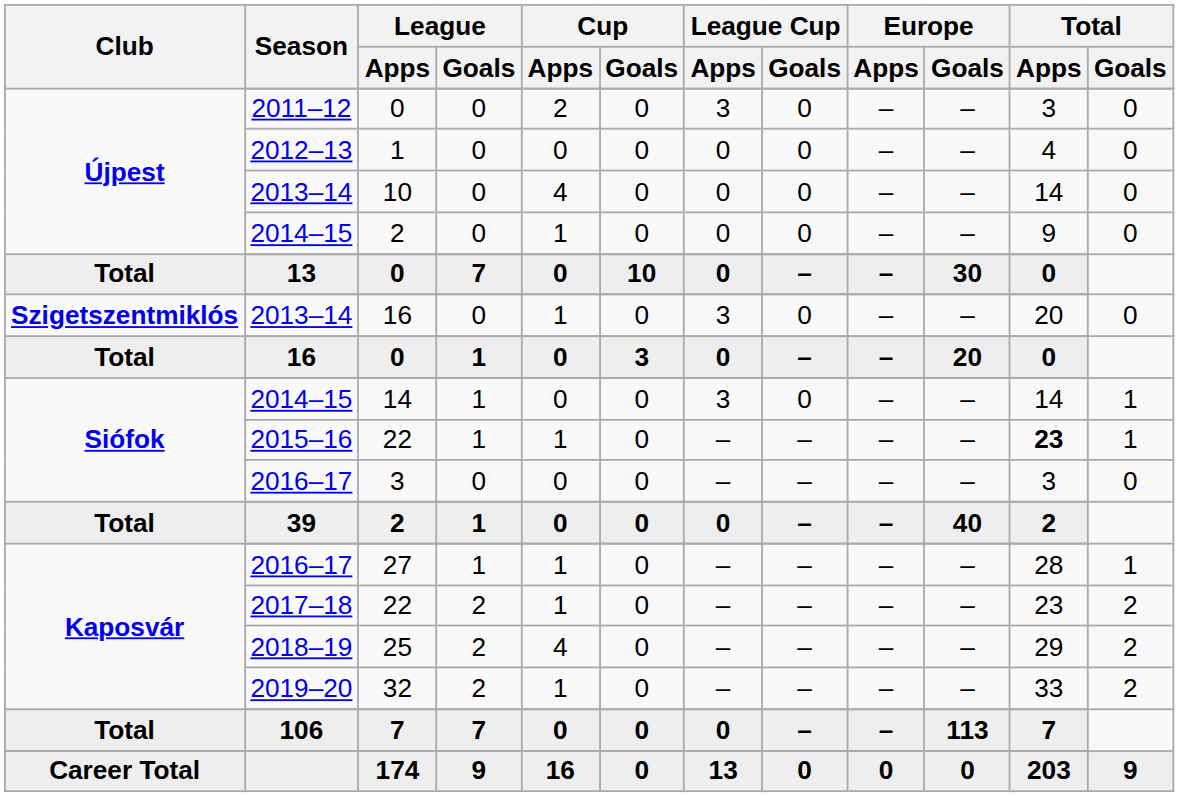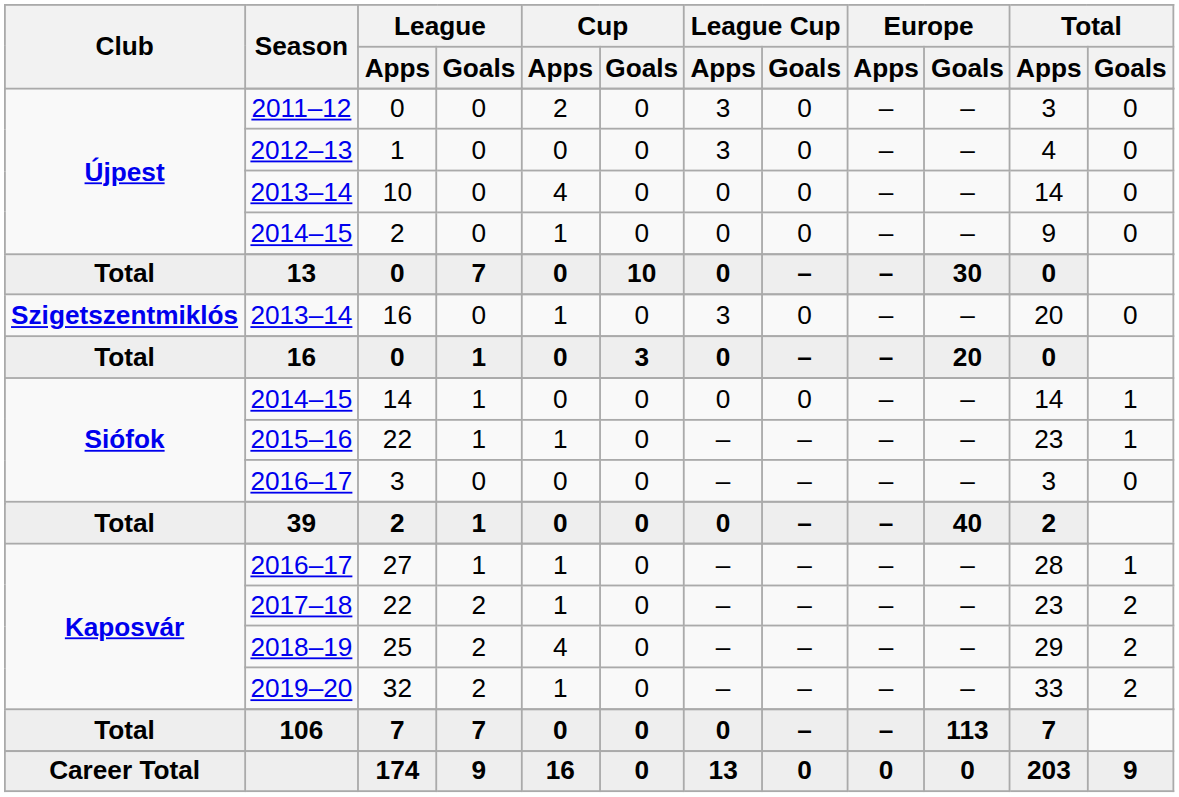(723, 150) 0 -> (723, 150) 3
(723, 399) 3 -> (723, 399) 0
(1049, 440) bold -> (1049, 440) normal
